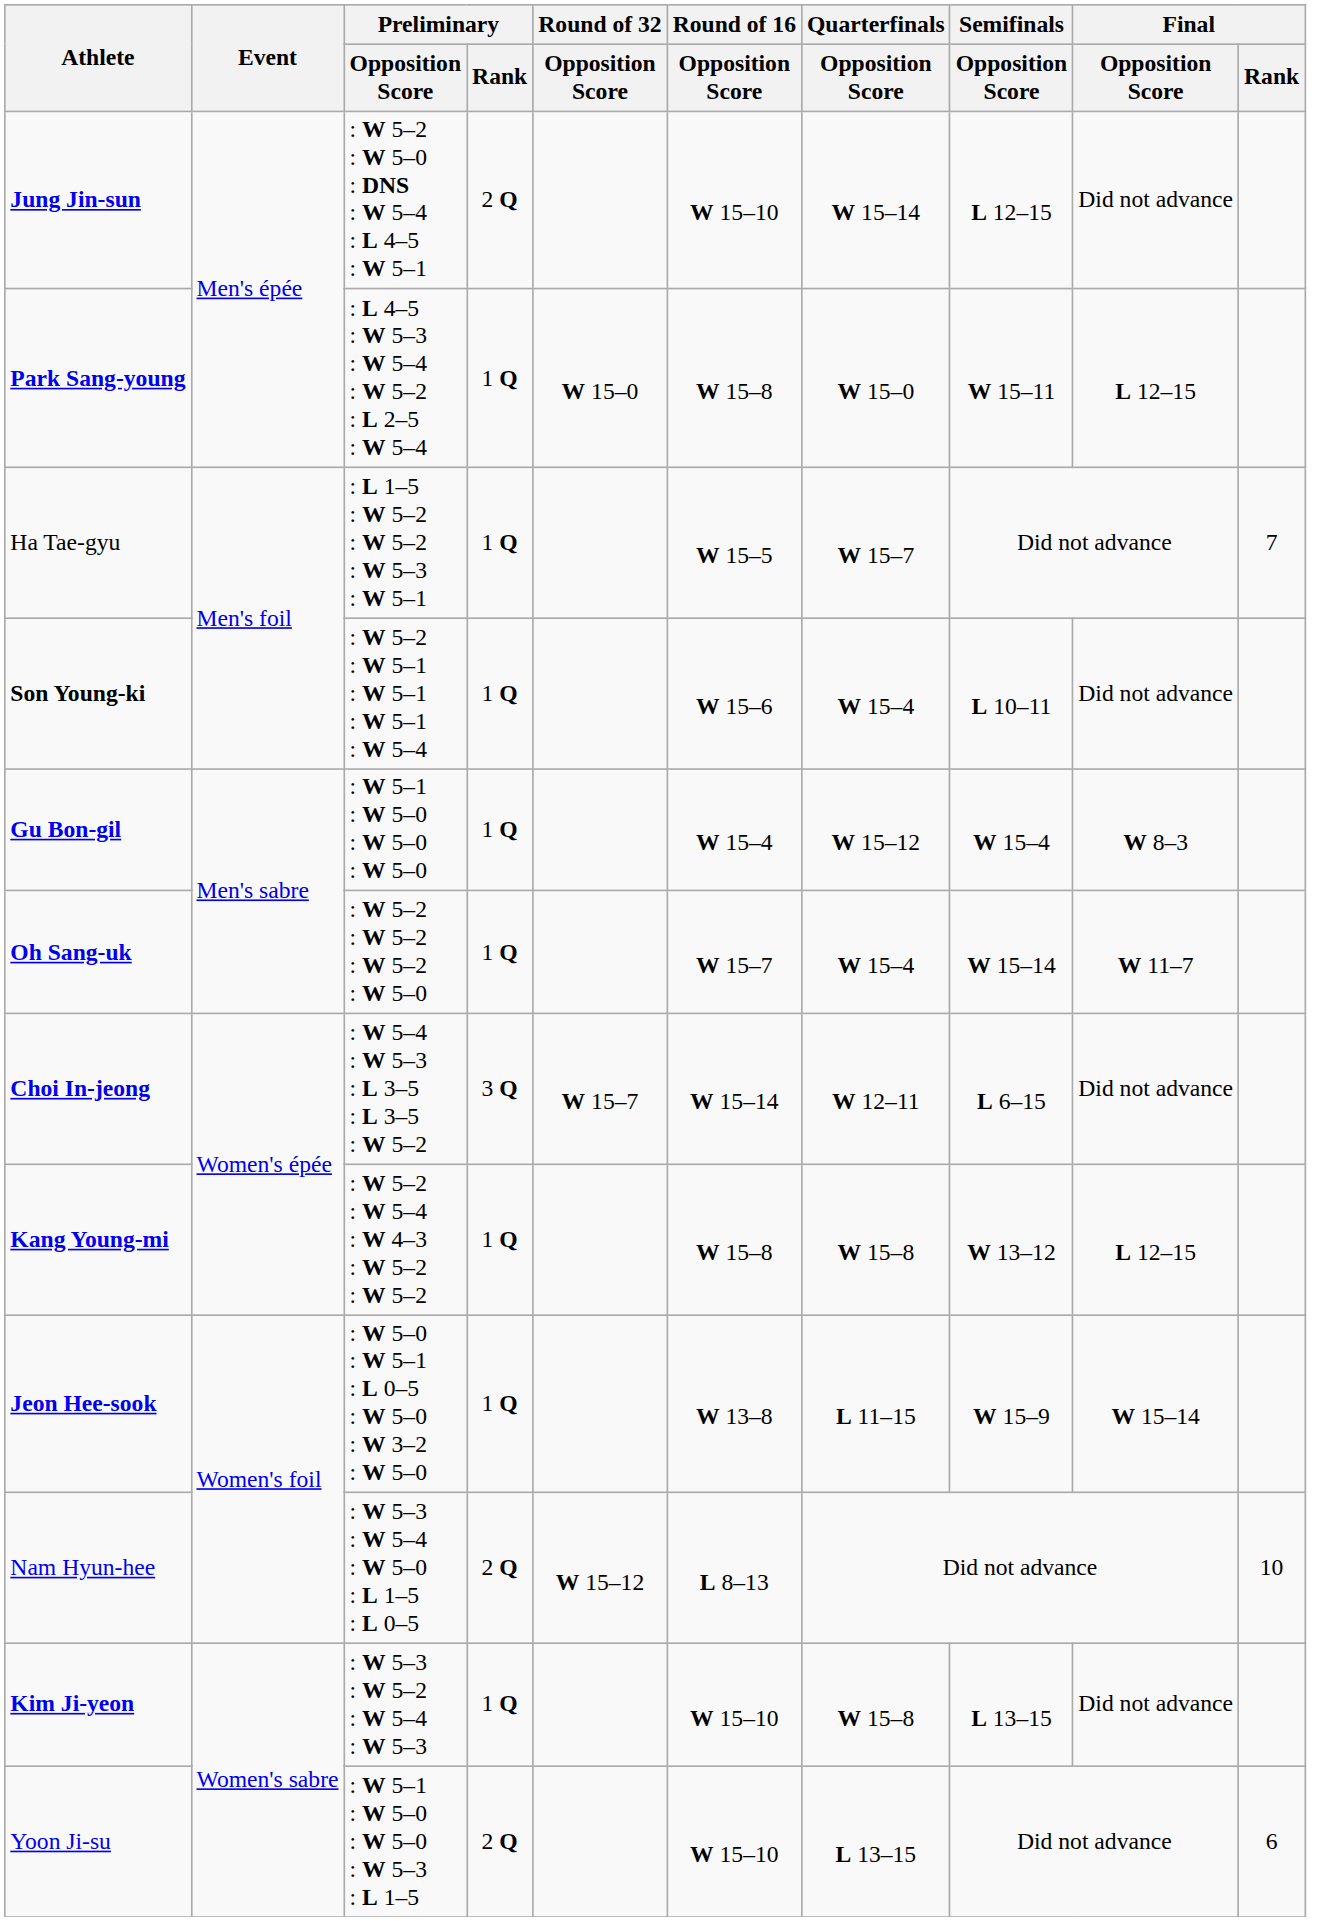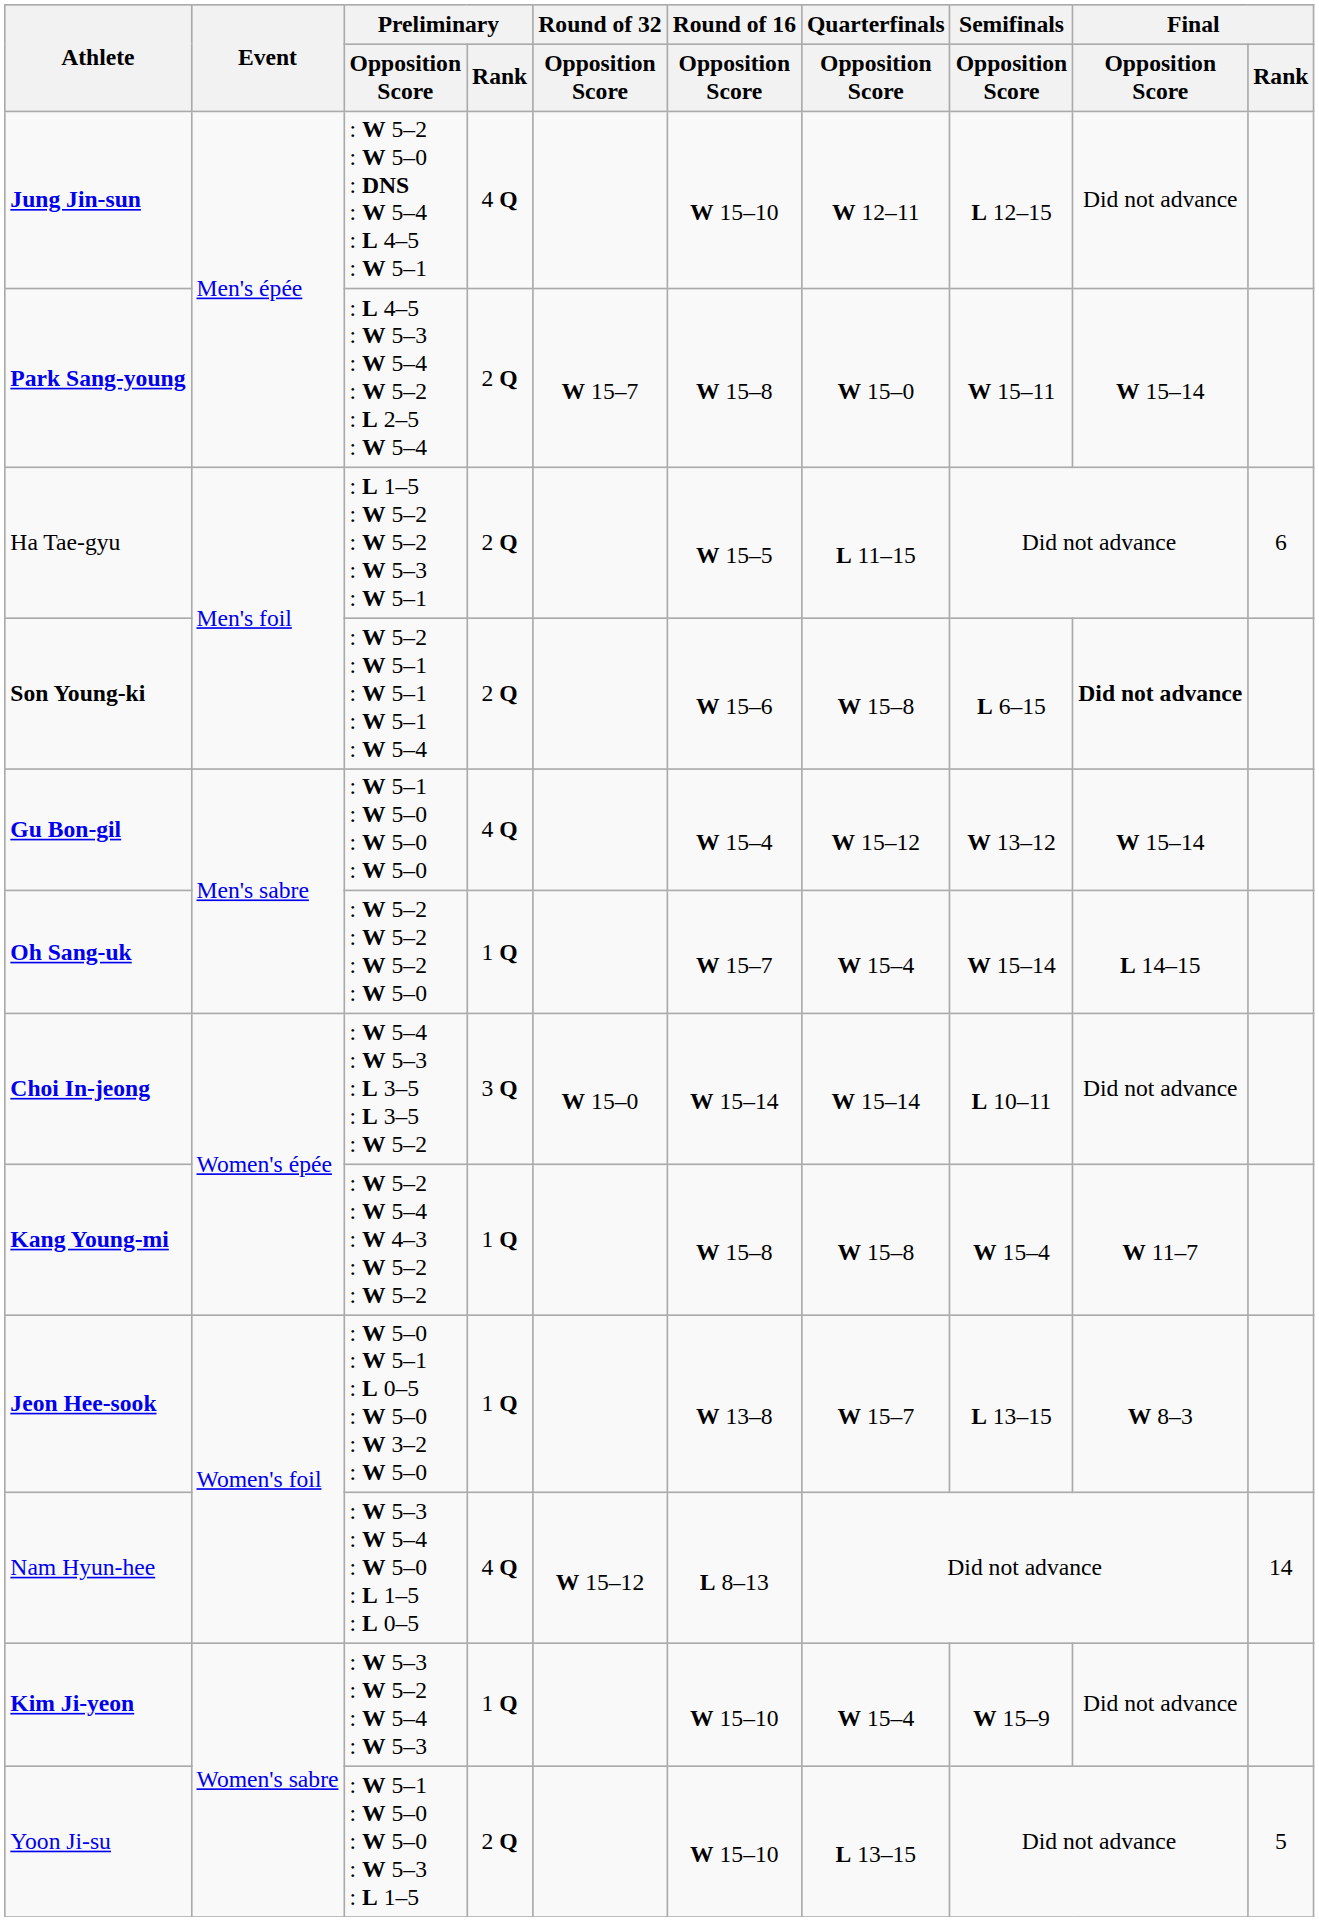(500, 199) 2 Q -> (500, 199) 4 Q
(876, 213) W 15–14 -> (876, 213) W 12–11
(500, 378) 1 Q -> (500, 378) 2 Q
(600, 392) W 15–0 -> (600, 392) W 15–7
(1156, 392) L 12–15 -> (1160, 392) W 15–14
(500, 542) 1 Q -> (500, 542) 2 Q
(876, 556) W 15–7 -> (876, 556) L 11–15
(1272, 542) 7 -> (1281, 542) 6
(500, 693) 1 Q -> (500, 693) 2 Q
(876, 707) W 15–4 -> (876, 707) W 15–8
(1011, 707) L 10–11 -> (1011, 707) L 6–15
(1156, 693) normal -> (1160, 693) bold
(500, 829) 1 Q -> (500, 829) 4 Q
(1011, 843) W 15–4 -> (1011, 843) W 13–12
(1156, 843) W 8–3 -> (1160, 843) W 15–14
(1156, 966) W 11–7 -> (1160, 966) L 14–15
(600, 1102) W 15–7 -> (600, 1102) W 15–0
(876, 1102) W 12–11 -> (876, 1102) W 15–14
(1011, 1102) L 6–15 -> (1011, 1102) L 10–11
(1011, 1253) W 13–12 -> (1011, 1253) W 15–4
(1156, 1253) L 12–15 -> (1160, 1253) W 11–7
(876, 1417) L 11–15 -> (876, 1417) W 15–7
(1011, 1417) W 15–9 -> (1011, 1417) L 13–15
(1156, 1417) W 15–14 -> (1160, 1417) W 8–3
(500, 1568) 2 Q -> (500, 1568) 4 Q
(1272, 1568) 10 -> (1281, 1568) 14
(876, 1718) W 15–8 -> (876, 1718) W 15–4
(1011, 1718) L 13–15 -> (1011, 1718) W 15–9
(1272, 1841) 6 -> (1281, 1841) 5
